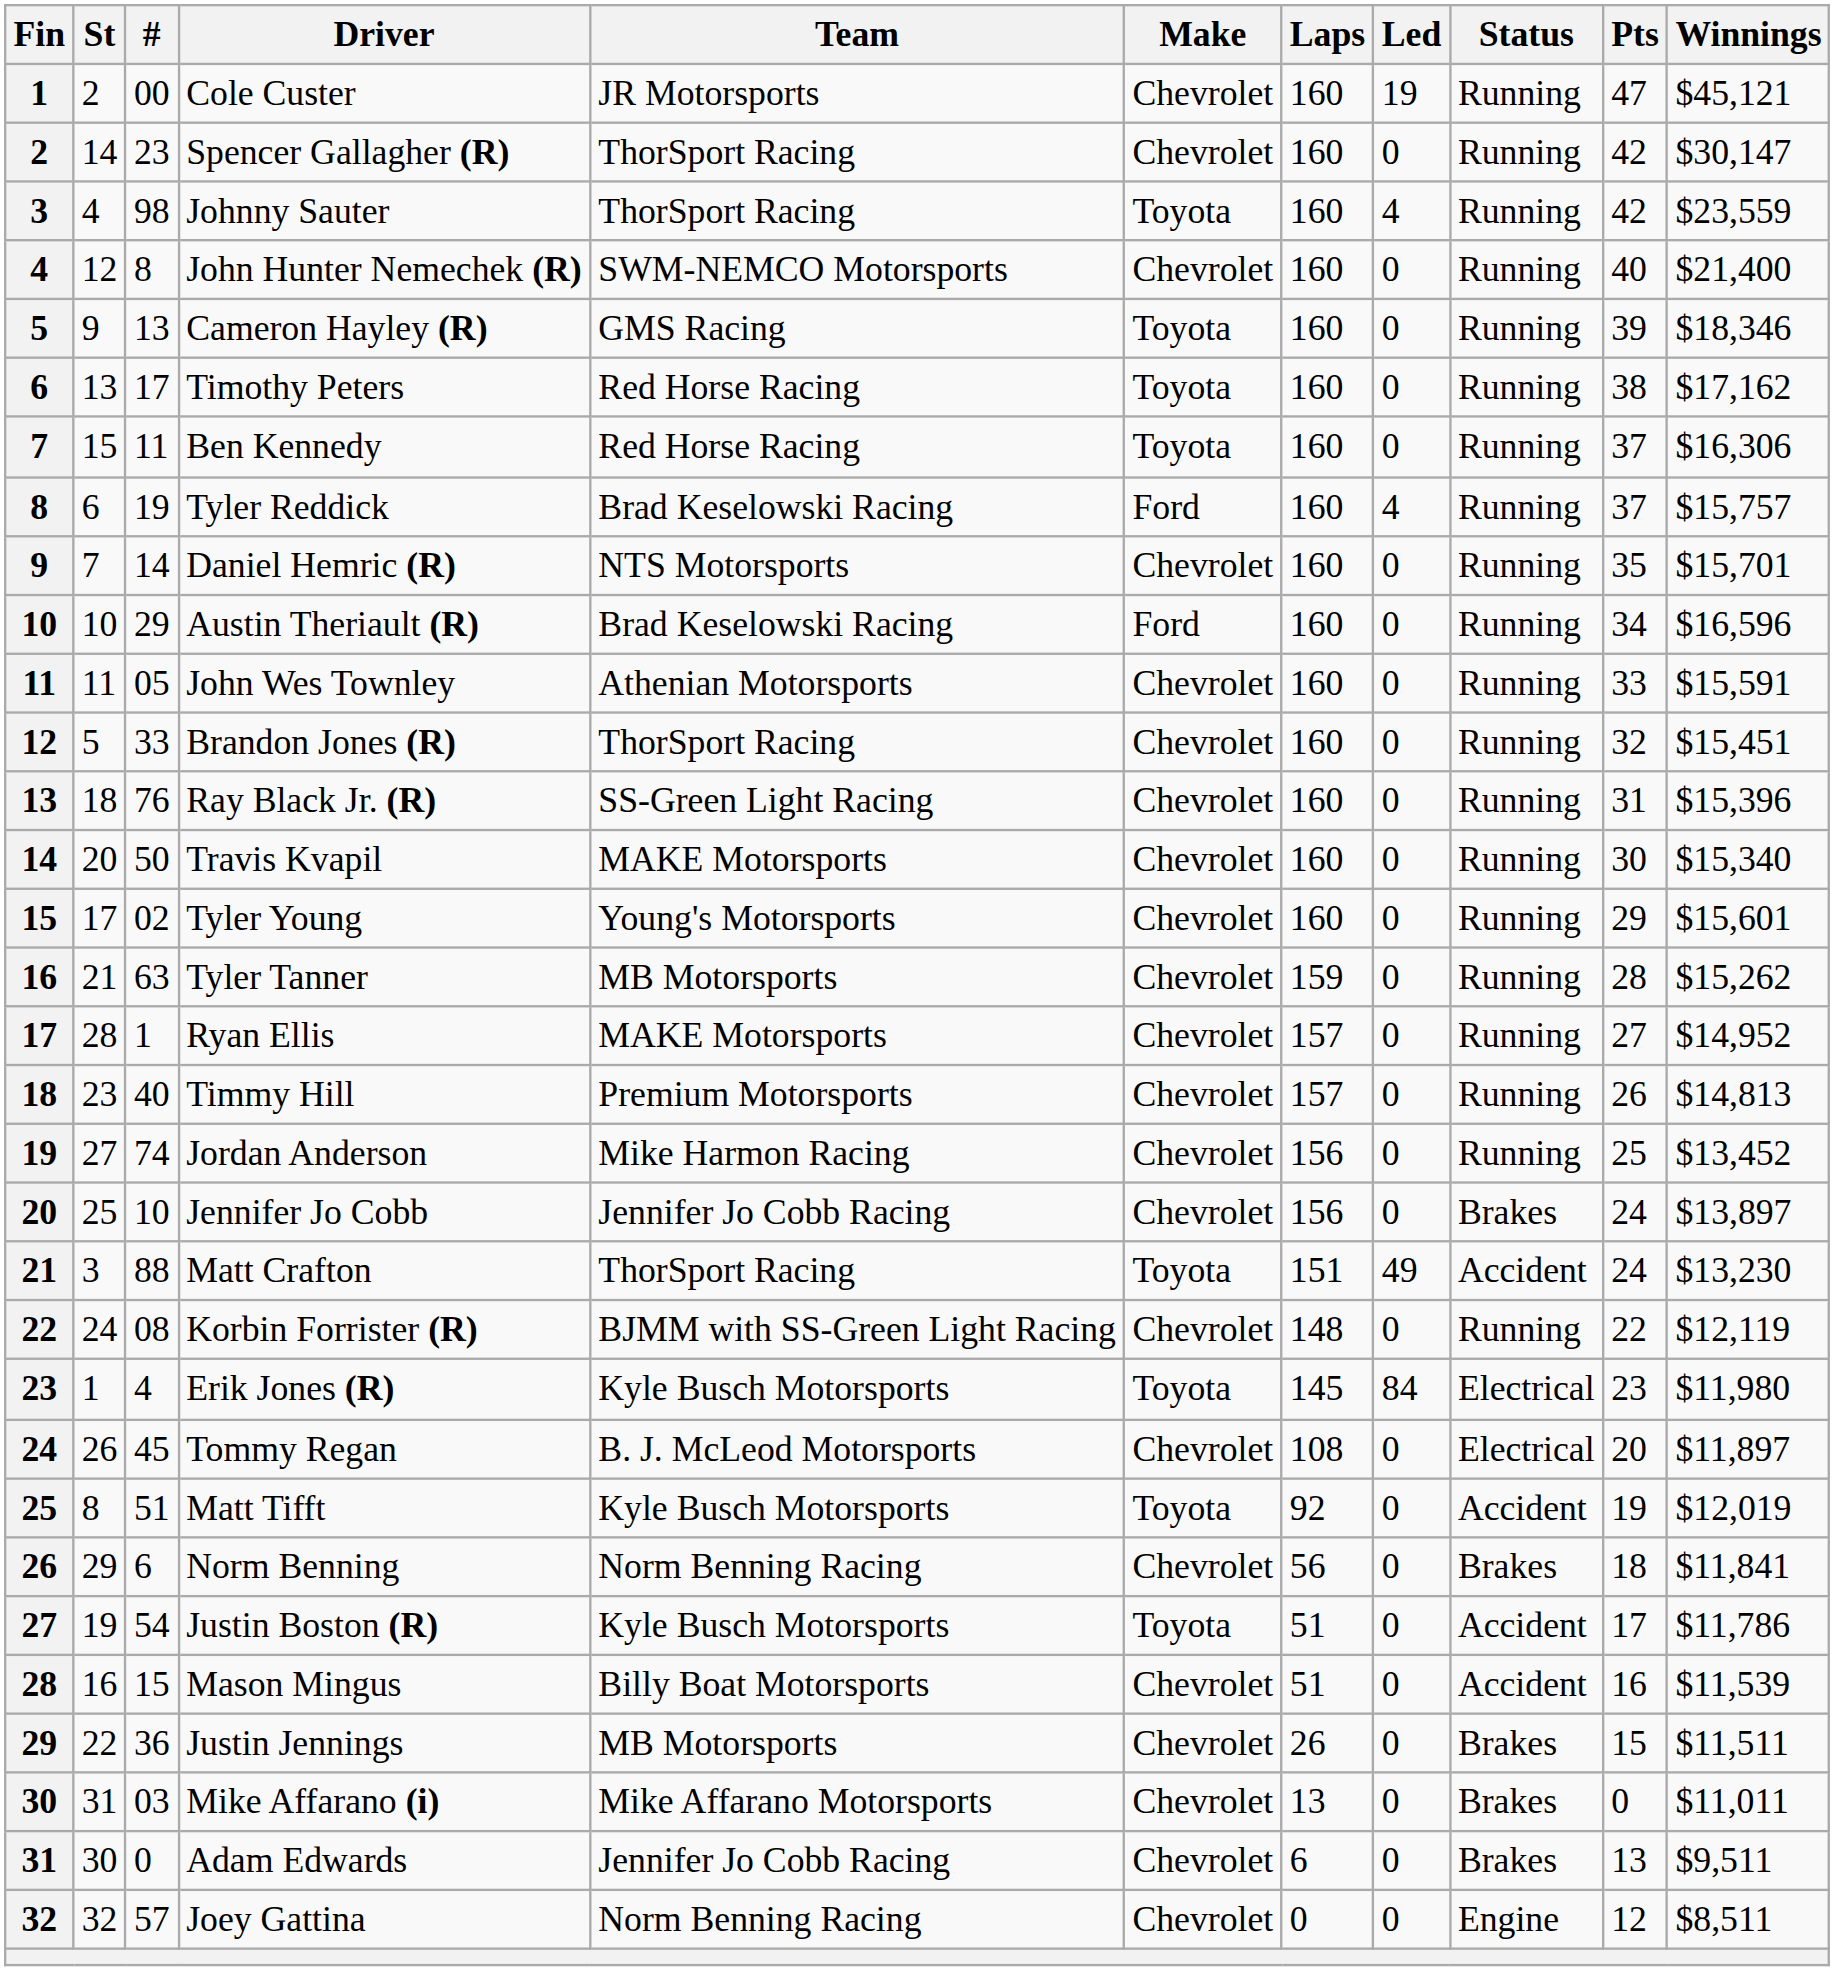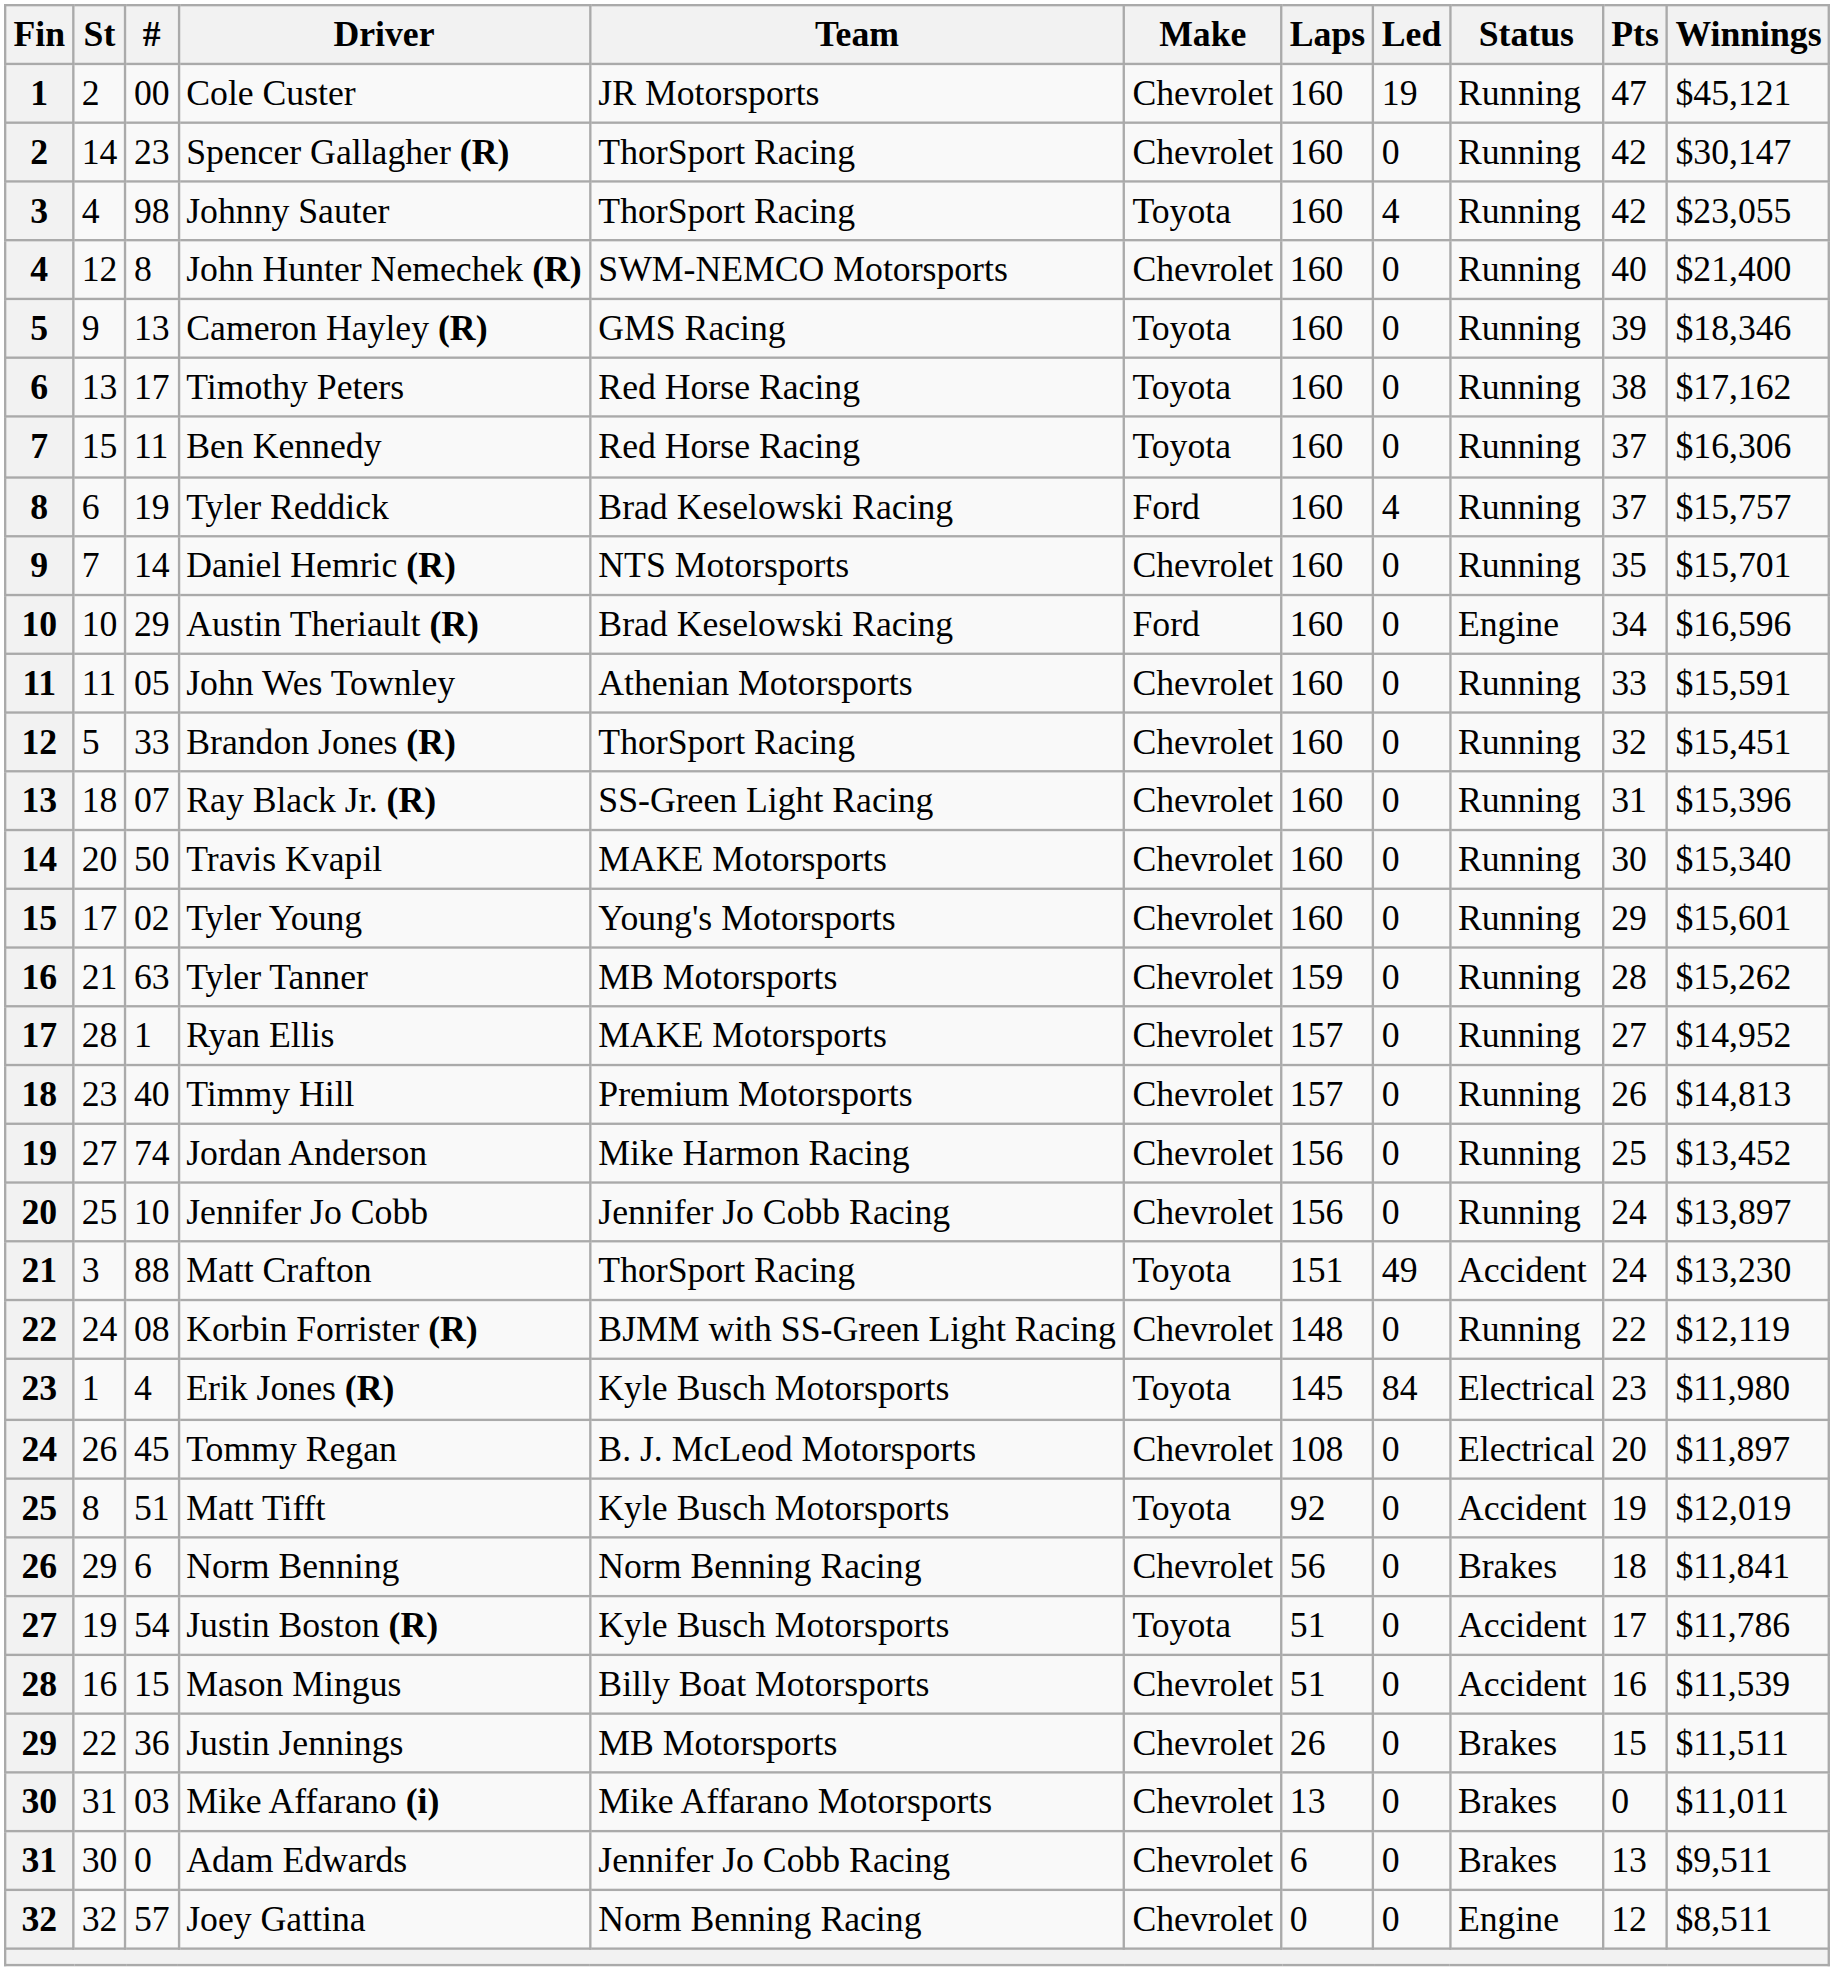(1733, 210) $23,559 -> (1733, 210) $23,055
(1519, 623) Running -> (1508, 623) Engine
(152, 799) 76 -> (152, 799) 07
(1507, 1212) Brakes -> (1519, 1212) Running
